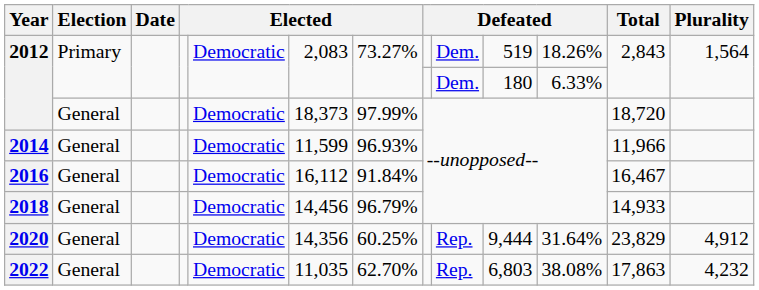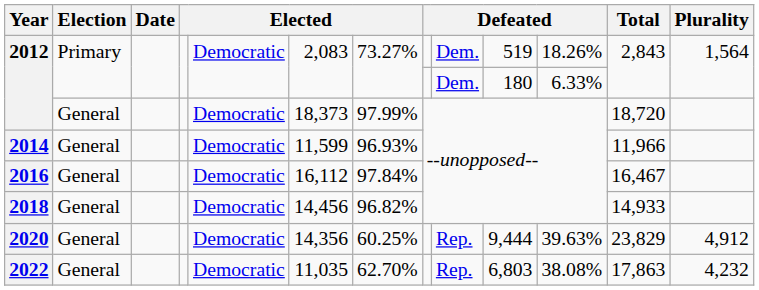(387, 176) 91.84% -> (387, 176) 97.84%
(387, 207) 96.79% -> (387, 207) 96.82%
(572, 238) 31.64% -> (572, 238) 39.63%
